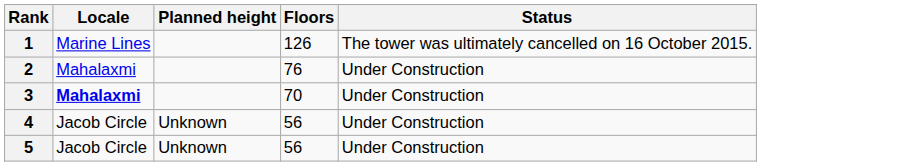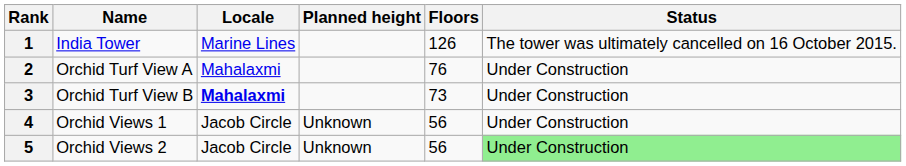+ column: (125, 17)
(293, 95) 70 -> (438, 95) 73
(413, 148) no background -> (557, 148) lightgreen background
